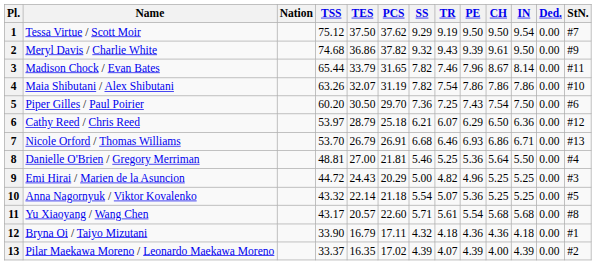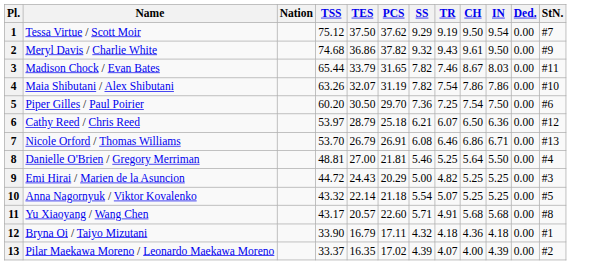- column: (473, 13)
(524, 68) 8.14 -> (498, 68) 8.03
(422, 141) 6.68 -> (422, 141) 6.08
(447, 214) 5.61 -> (447, 214) 4.91
